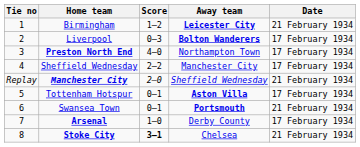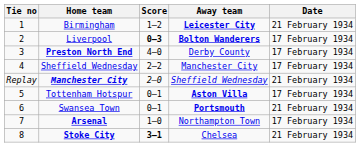(154, 39) normal -> (154, 39) bold
(219, 53) Northampton Town -> (219, 53) Derby County
(219, 121) Derby County -> (219, 121) Northampton Town
